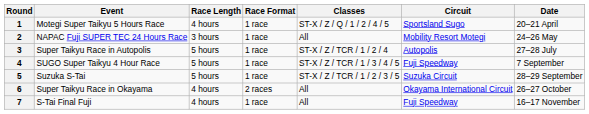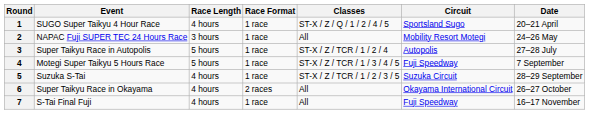(100, 24) Motegi Super Taikyu 5 Hours Race -> (98, 24) SUGO Super Taikyu 4 Hour Race
(98, 63) SUGO Super Taikyu 4 Hour Race -> (100, 63) Motegi Super Taikyu 5 Hours Race
(205, 76) 5 hours -> (205, 76) 4 hours
